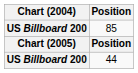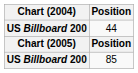rows swapped: (111, 60) <-> (111, 28)
